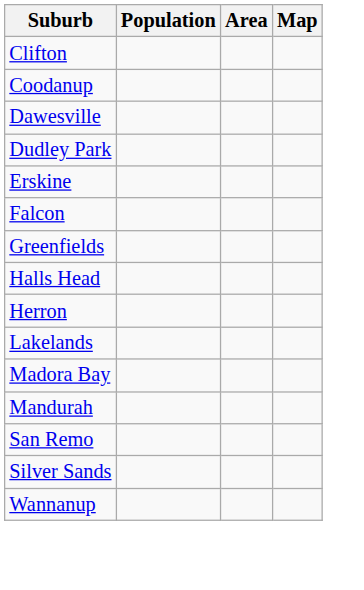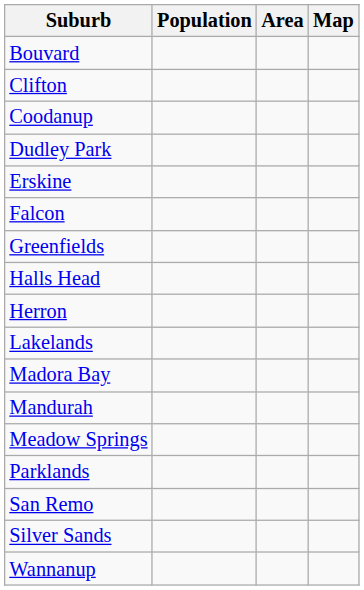+ row: (44, 52)
- row: (55, 117)
+ row: (78, 439)
+ row: (49, 471)
